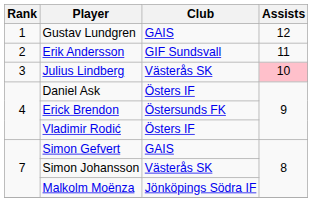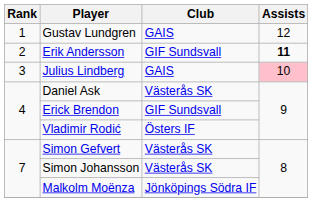(284, 52) normal -> (284, 52) bold
(179, 71) Västerås SK -> (159, 71) GAIS
(170, 91) Östers IF -> (179, 91) Västerås SK
(185, 110) Östersunds FK -> (183, 110) GIF Sundsvall
(159, 149) GAIS -> (179, 149) Västerås SK
